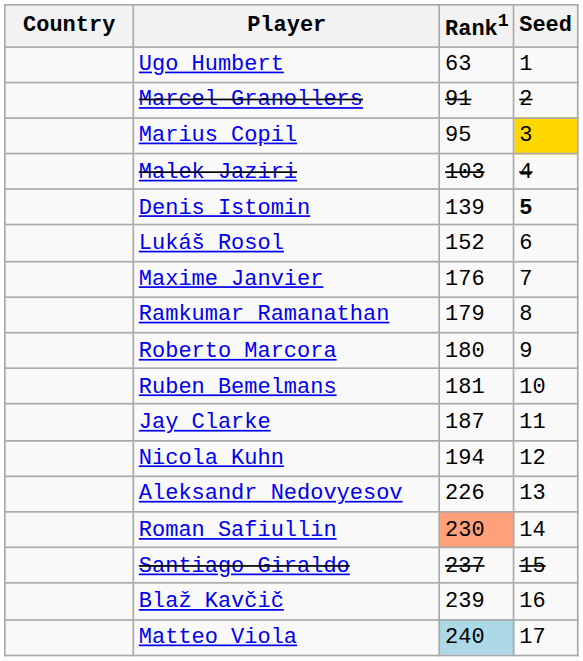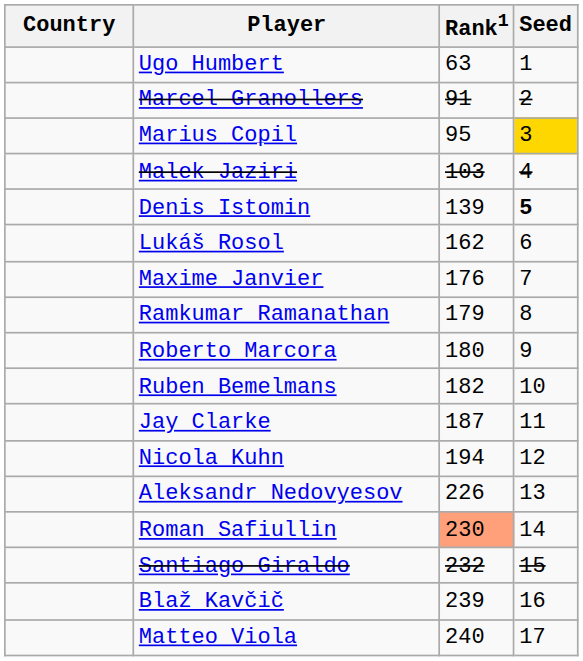(465, 243) 152 -> (465, 243) 162
(465, 386) 181 -> (465, 386) 182
(465, 565) 237 -> (465, 565) 232
(465, 637) lightblue background -> (465, 637) no background
